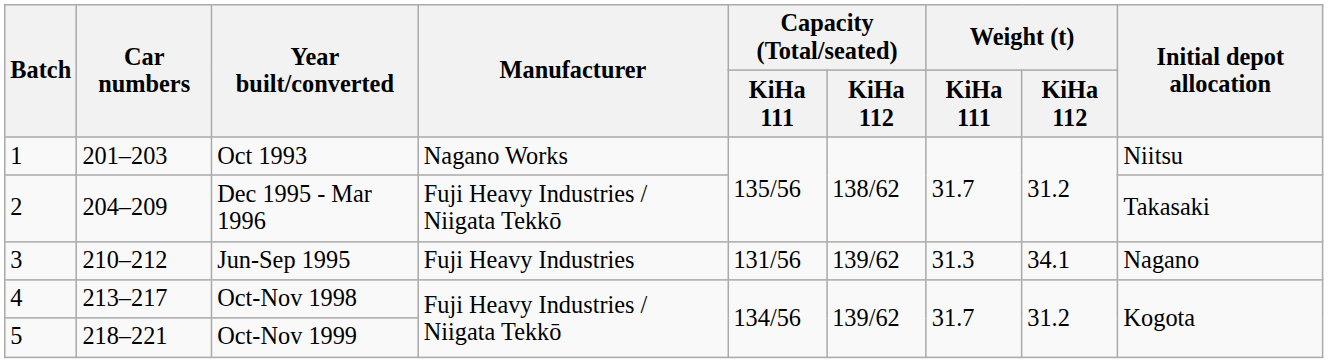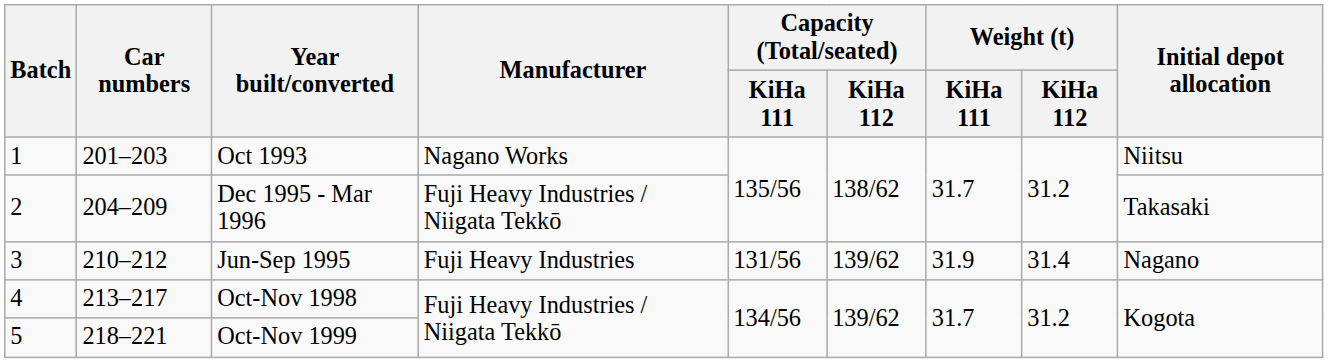(953, 260) 31.3 -> (953, 260) 31.9
(1049, 260) 34.1 -> (1049, 260) 31.4
